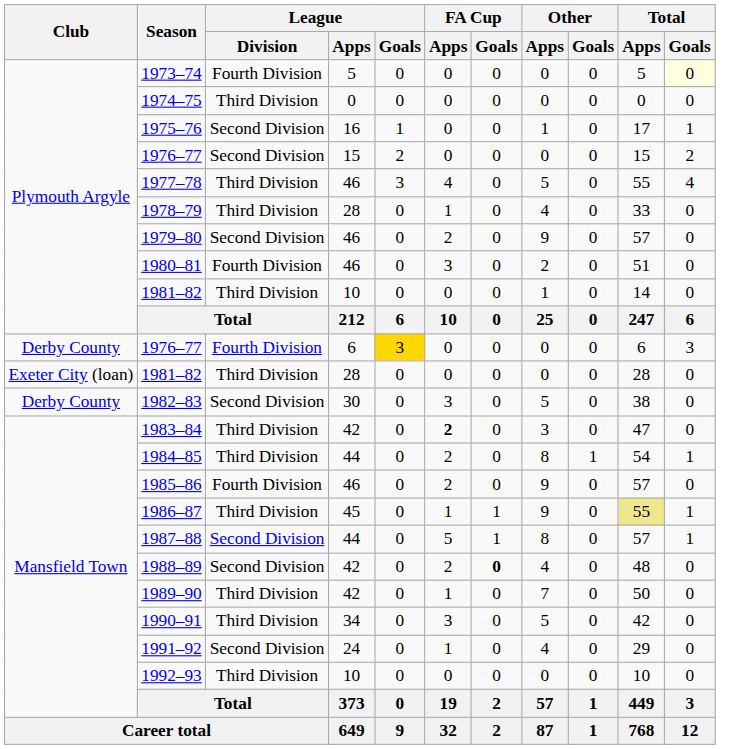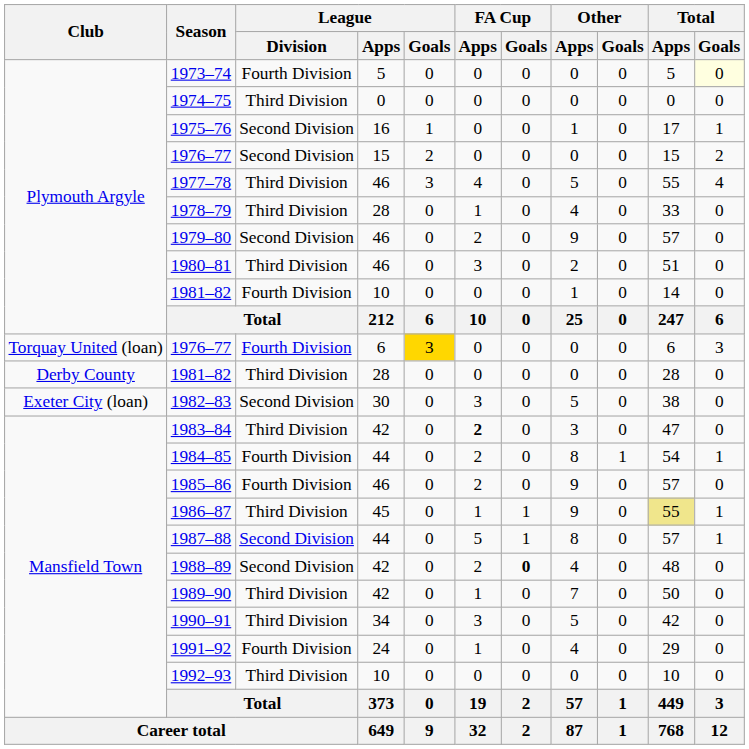(267, 264) Fourth Division -> (297, 264) Third Division
(267, 292) Third Division -> (297, 292) Fourth Division
(71, 347) Derby County -> (86, 347) Torquay United (loan)
(71, 374) Exeter City (loan) -> (86, 374) Derby County
(71, 401) Derby County -> (86, 401) Exeter City (loan)
(267, 456) Third Division -> (297, 456) Fourth Division
(267, 648) Second Division -> (297, 648) Fourth Division
